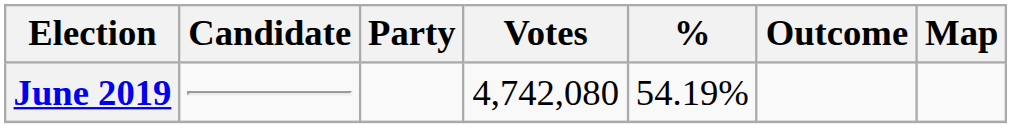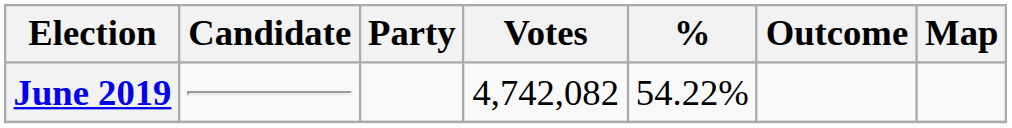(546, 91) 4,742,080 -> (546, 91) 4,742,082
(692, 91) 54.19% -> (692, 91) 54.22%
